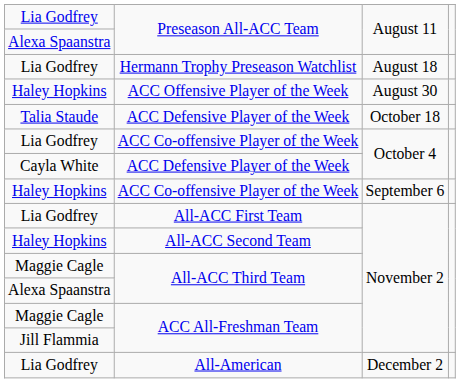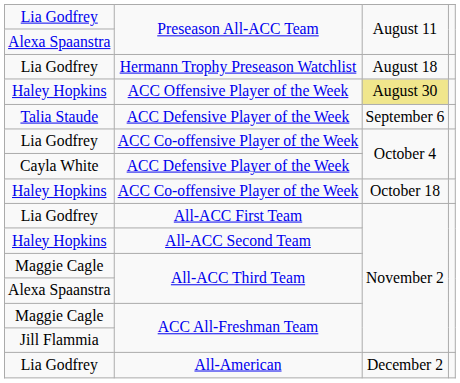(405, 91) no background -> (405, 91) khaki background
(405, 116) October 18 -> (405, 116) September 6
(405, 191) September 6 -> (405, 191) October 18
